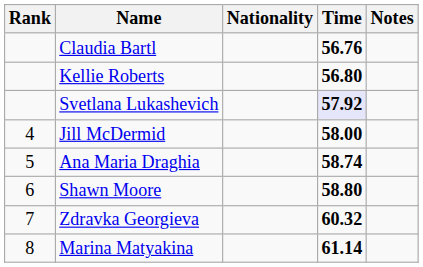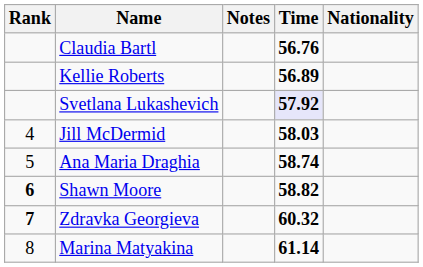columns swapped: (270, 18) <-> (392, 18)
(342, 76) 56.80 -> (299, 76) 56.89
(342, 133) 58.00 -> (299, 133) 58.03
(30, 190) normal -> (30, 190) bold
(342, 190) 58.80 -> (299, 190) 58.82
(30, 219) normal -> (30, 219) bold
